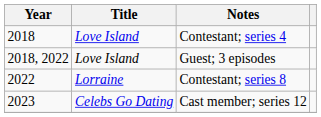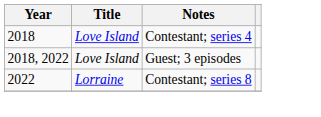- row: (243, 101)
